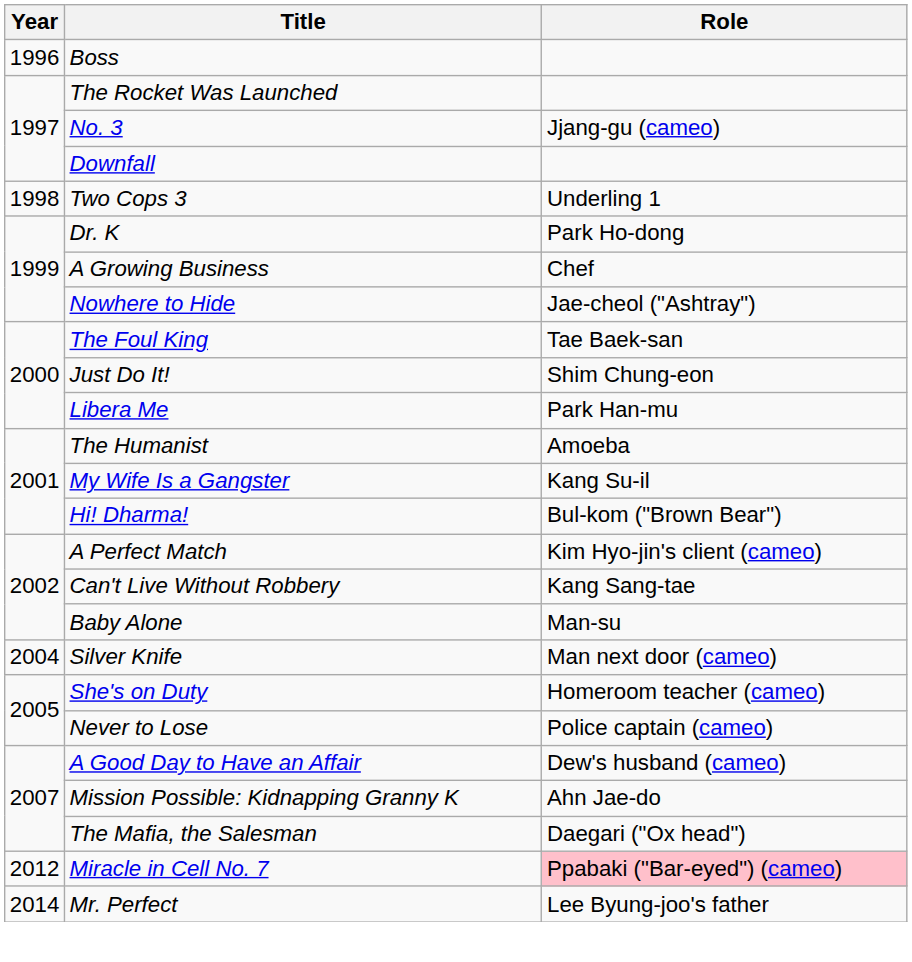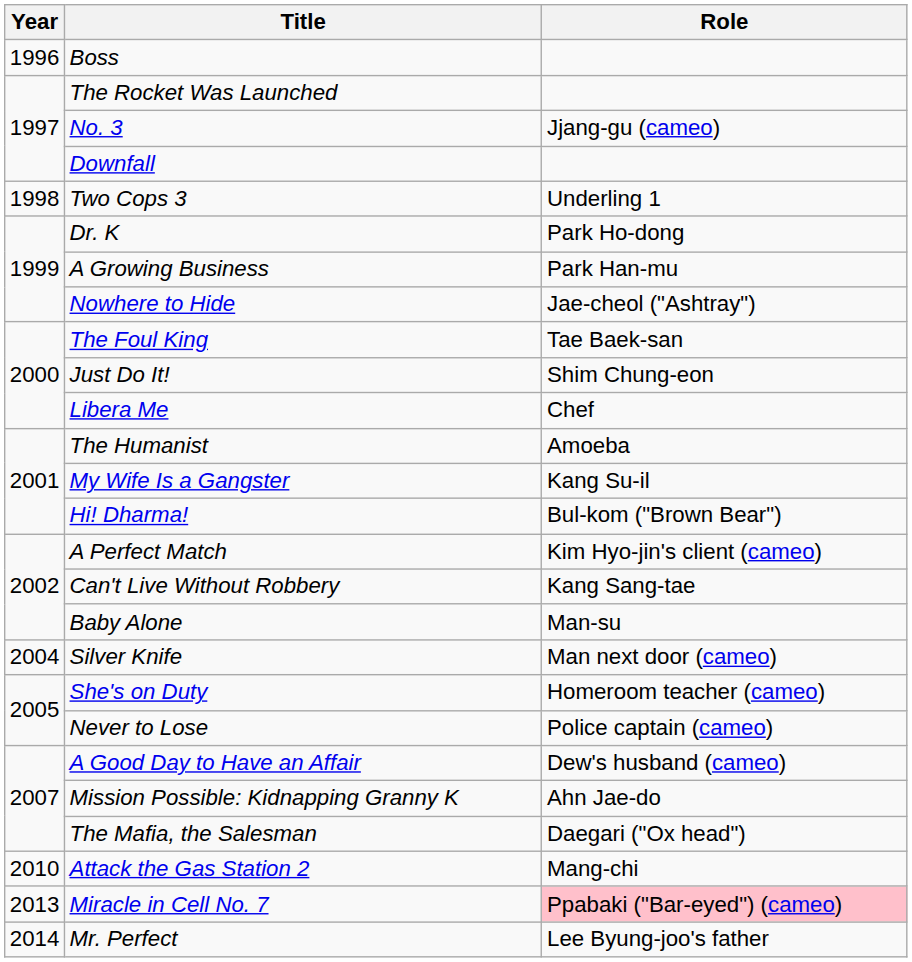(571, 269) Chef -> (613, 269) Park Han-mu
(613, 410) Park Han-mu -> (571, 410) Chef
+ row: (189, 868)
(35, 868) 2012 -> (35, 903) 2013
